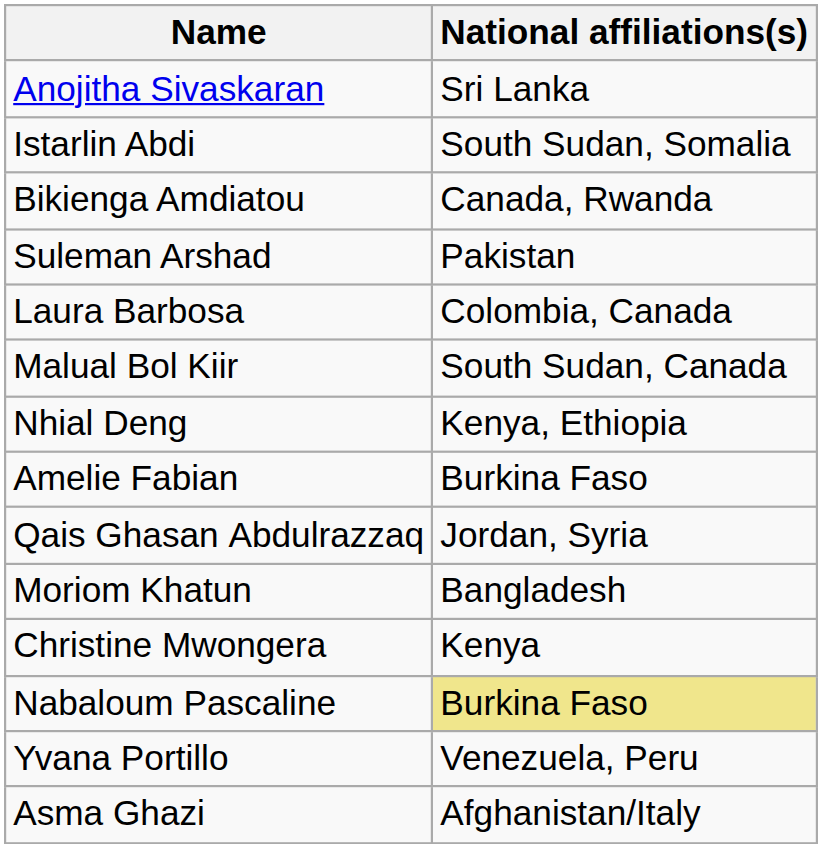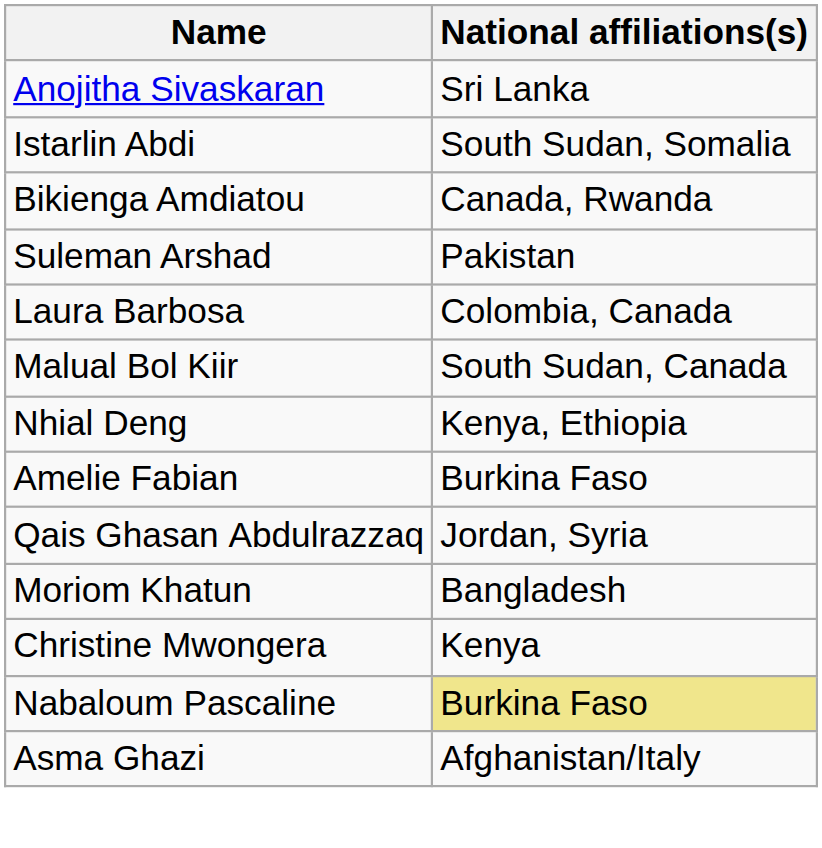- row: (121, 758)
